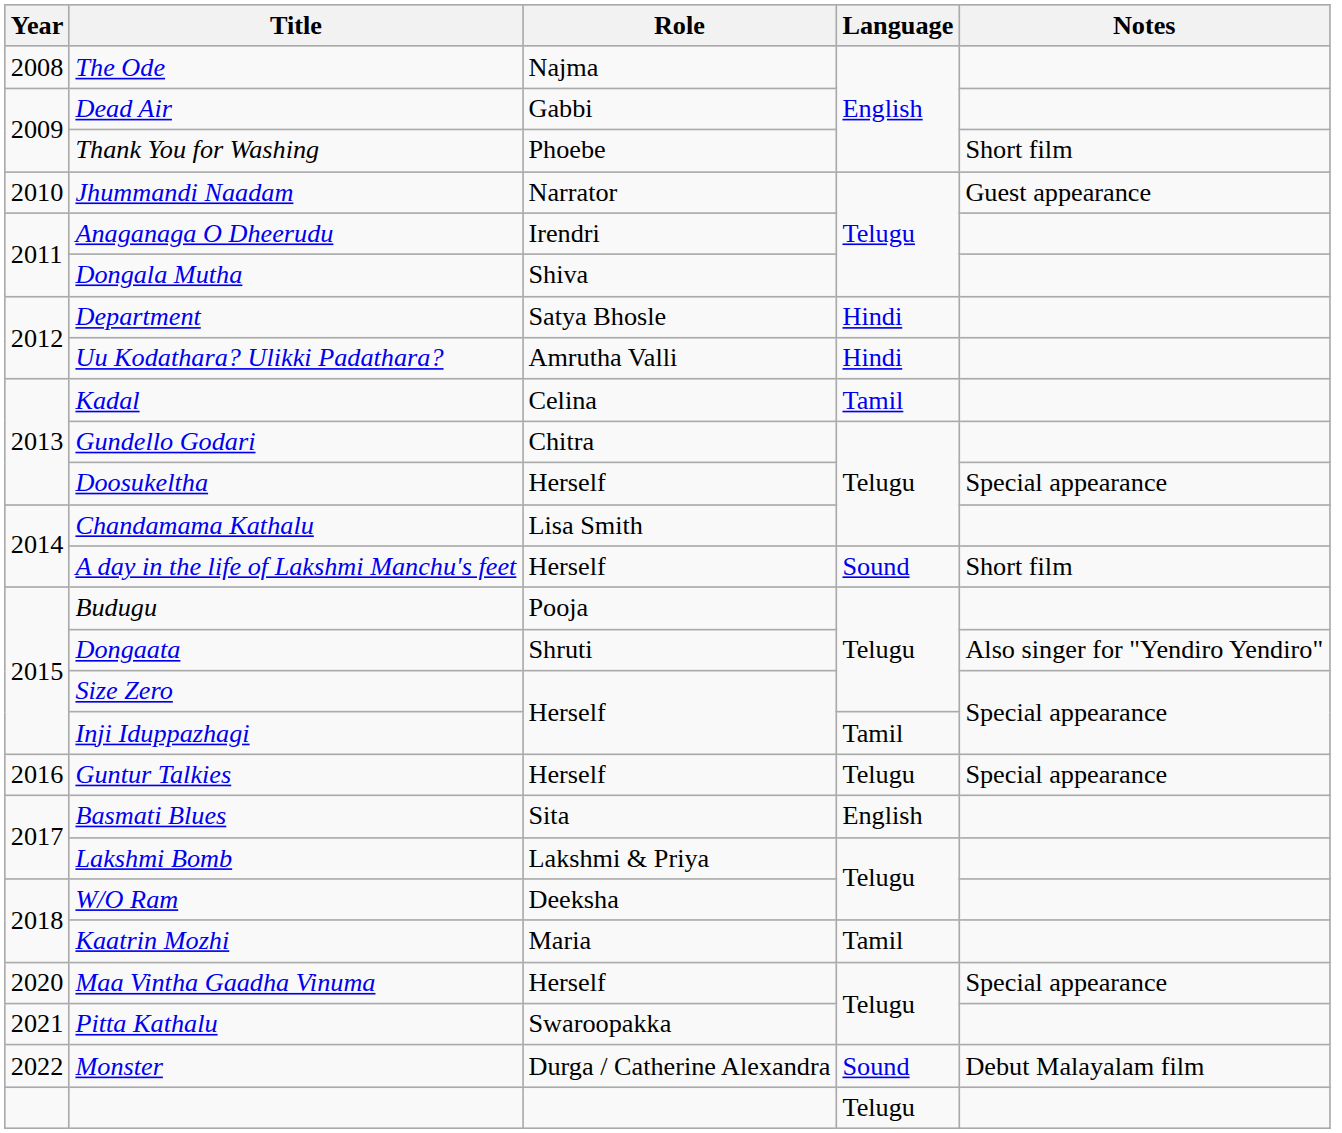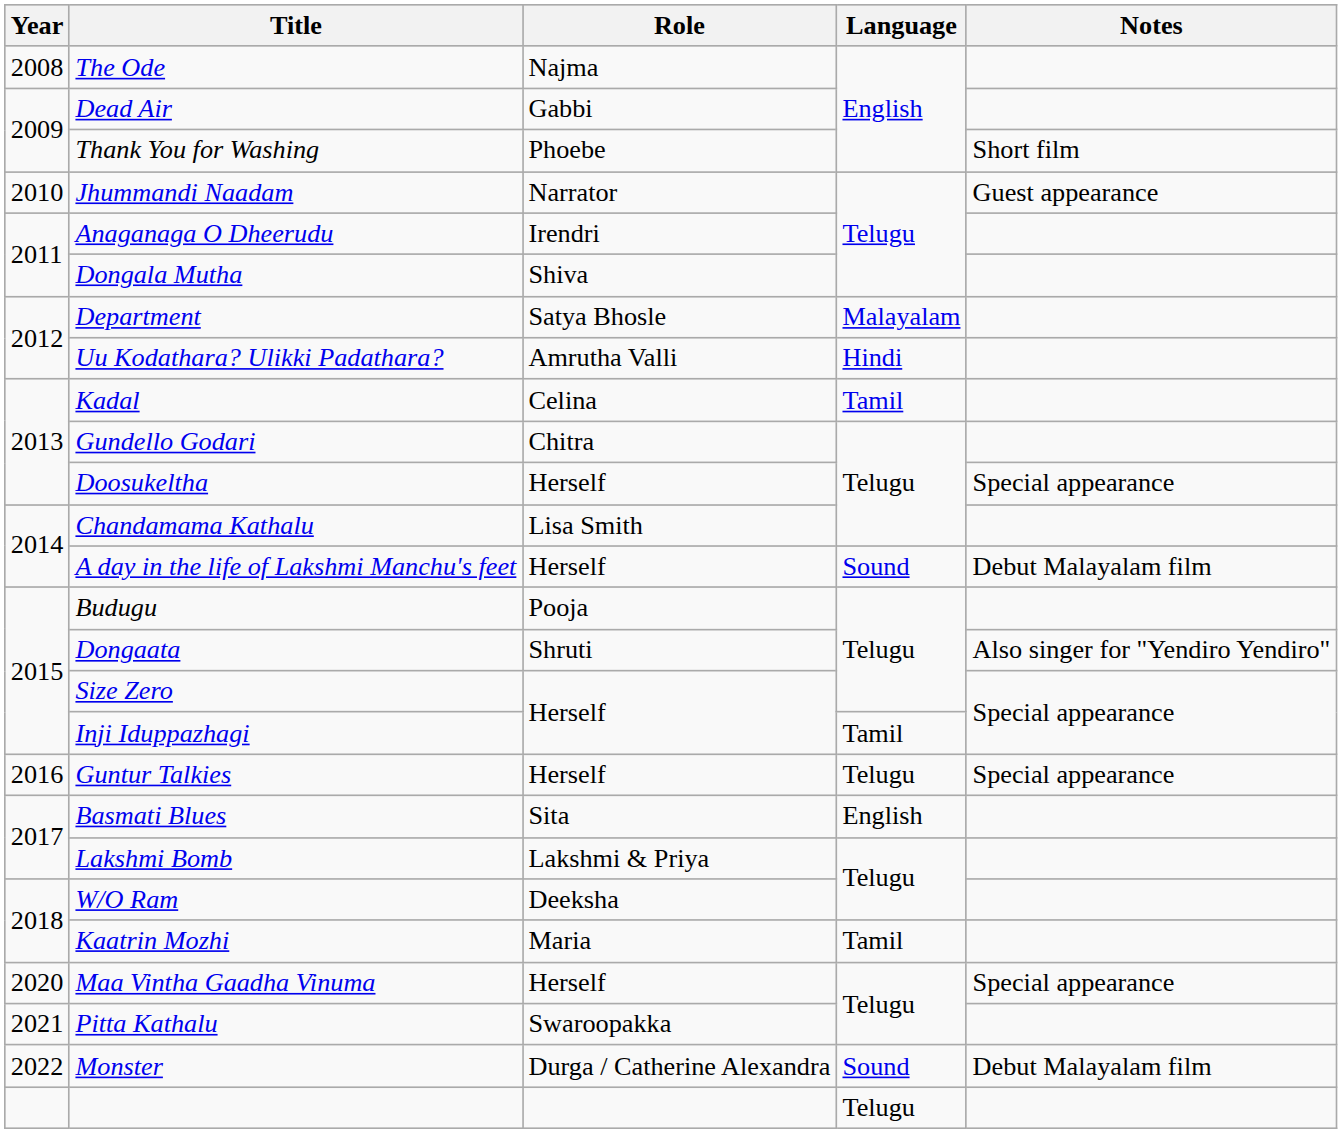(872, 316) Hindi -> (901, 316) Malayalam
(1019, 566) Short film -> (1092, 566) Debut Malayalam film
